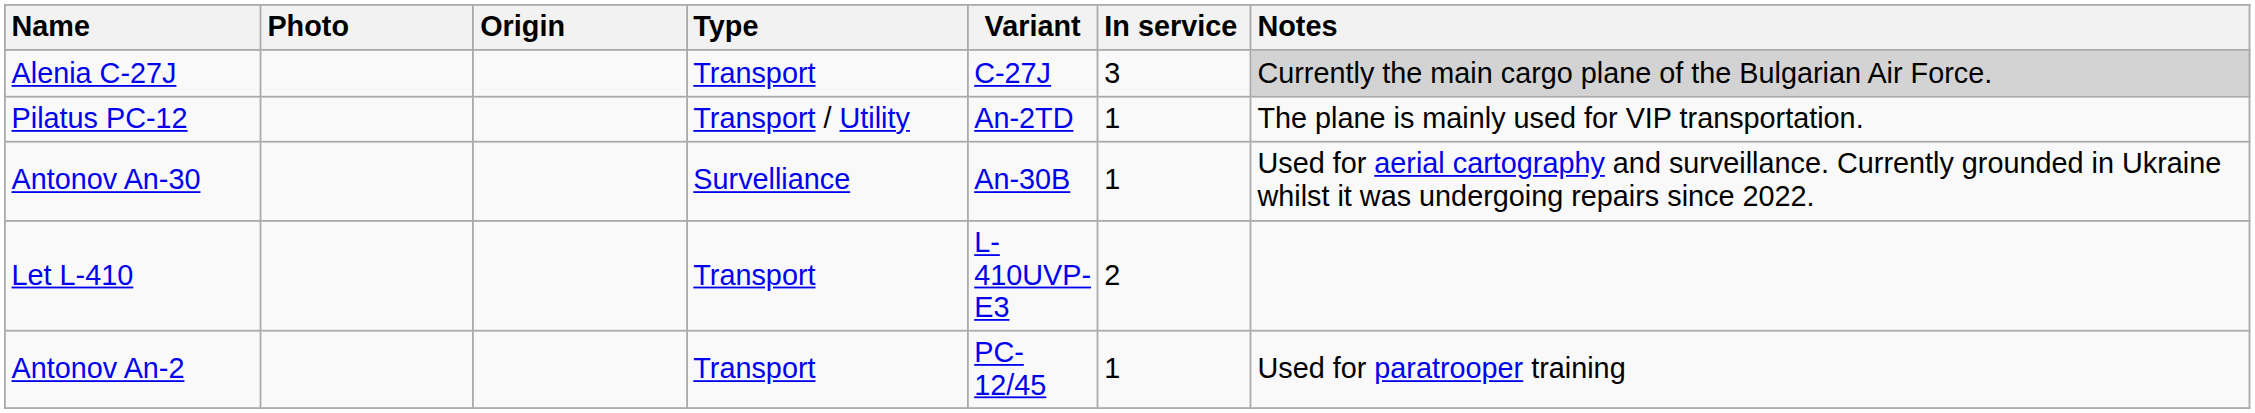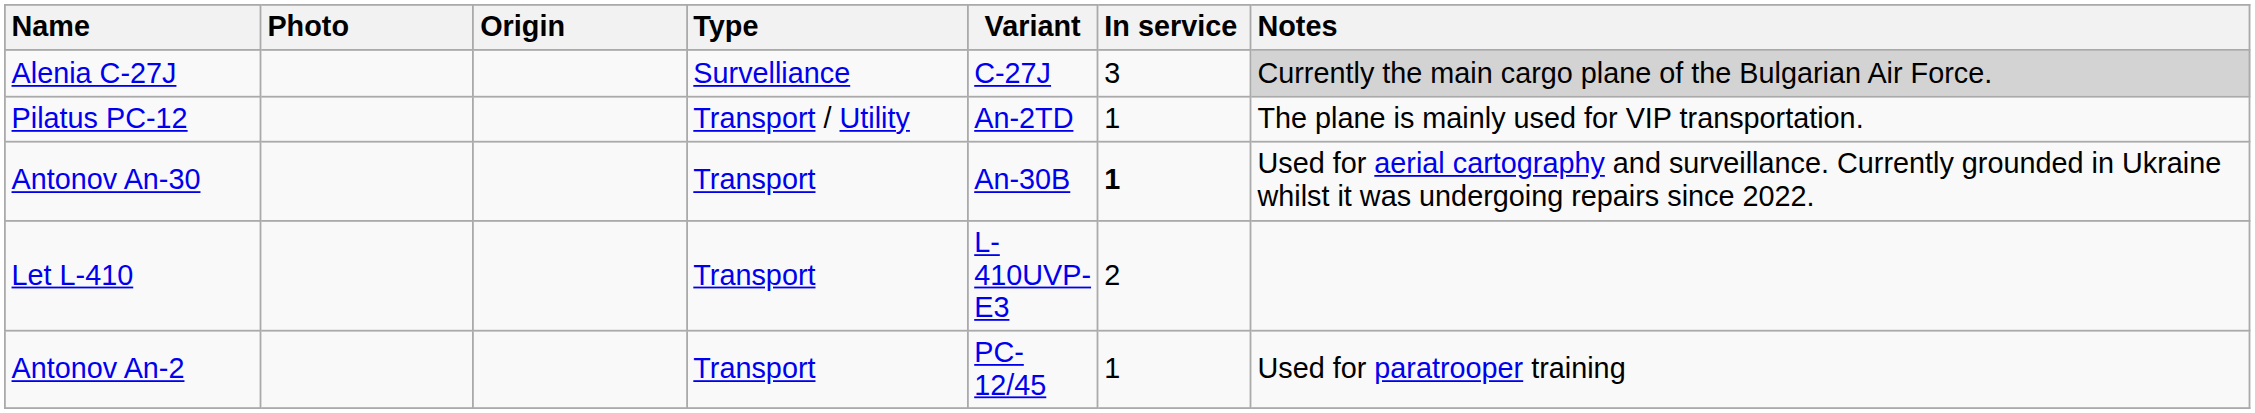(754, 73) Transport -> (772, 73) Survelliance
(772, 180) Survelliance -> (754, 180) Transport
(1112, 180) normal -> (1112, 180) bold
